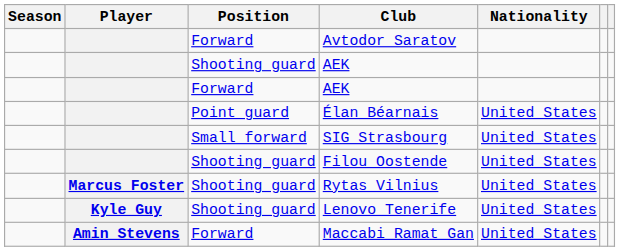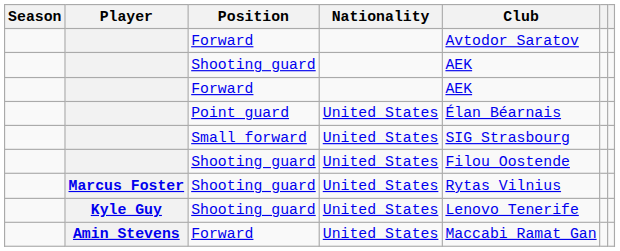columns swapped: (539, 17) <-> (398, 17)
